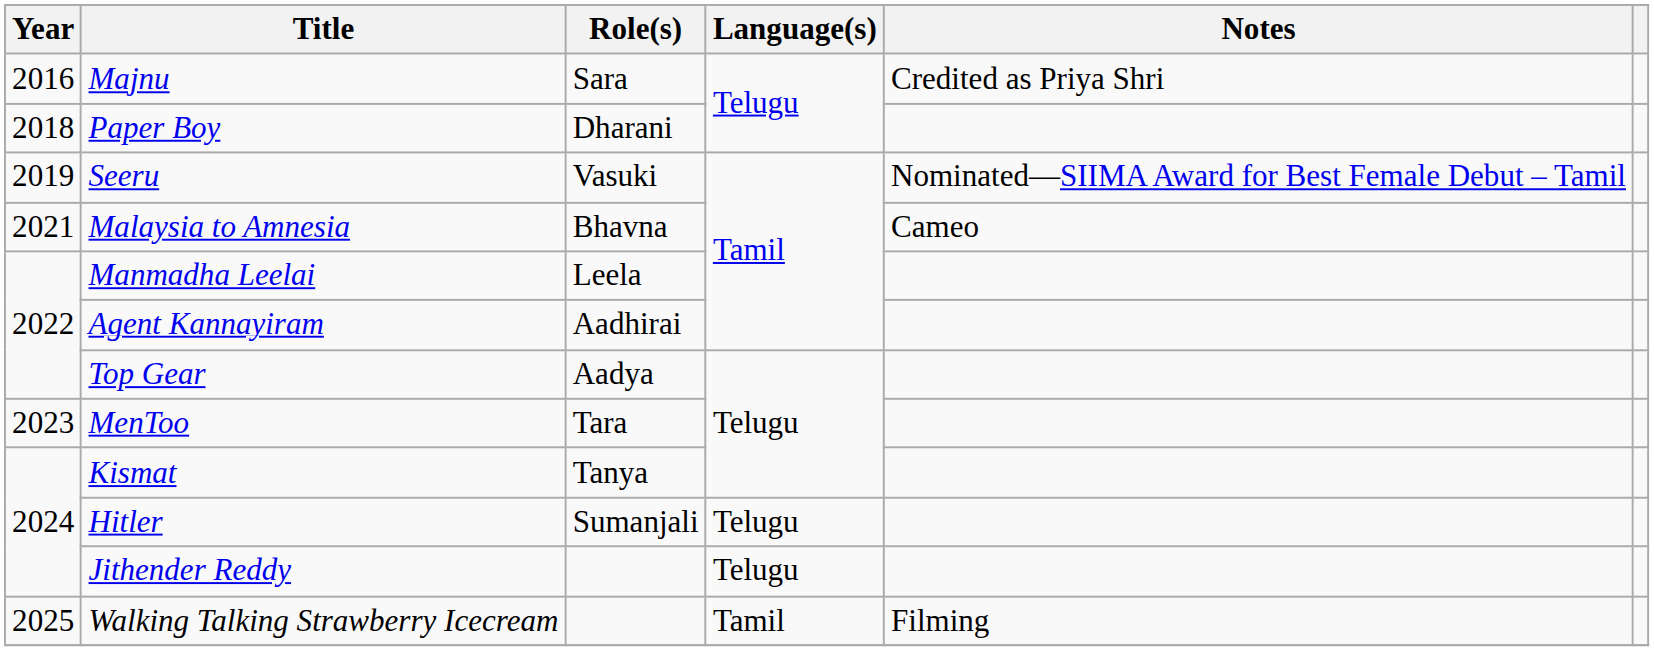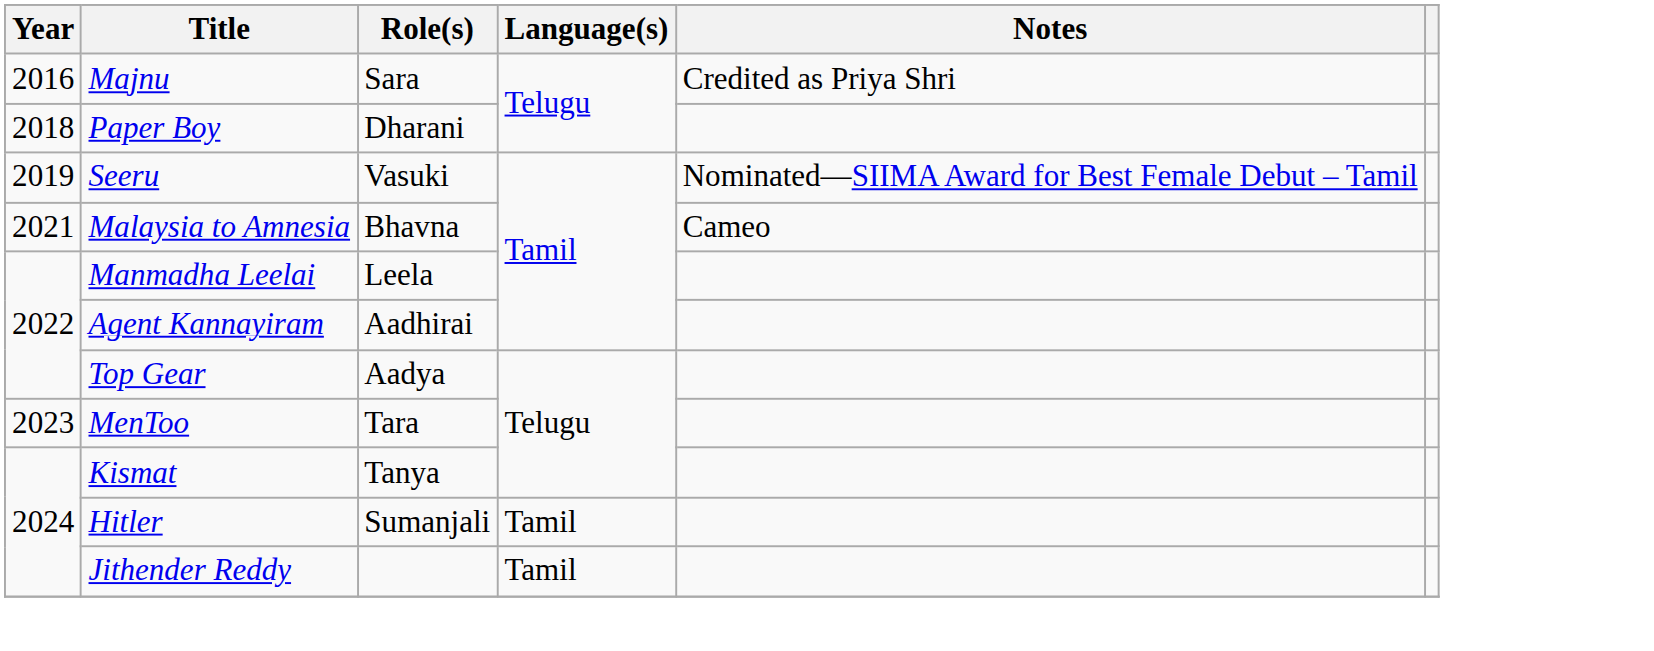(756, 521) Telugu -> (541, 521) Tamil
(756, 570) Telugu -> (541, 570) Tamil
- row: (323, 619)
